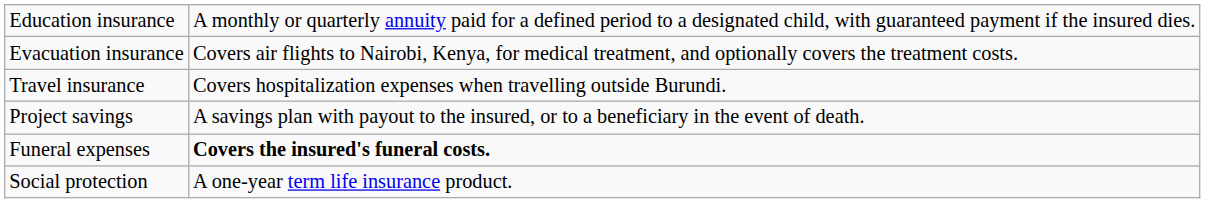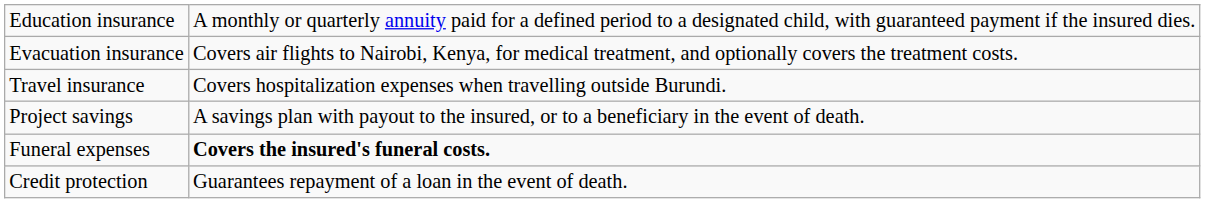+ row: (78, 181)
- row: (78, 181)
